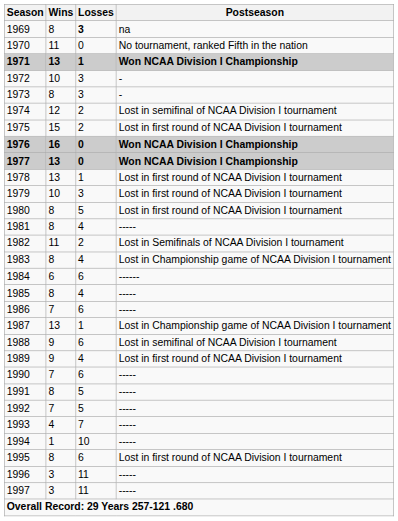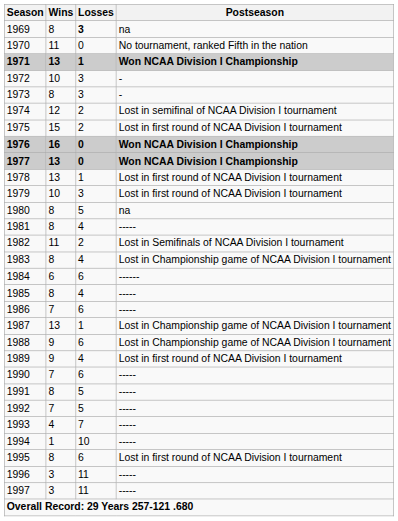(230, 210) Lost in first round of NCAA Division I tournament -> (124, 210) na
(228, 342) Lost in semifinal of NCAA Division I tournament -> (255, 342) Lost in Championship game of NCAA Division I tournament
